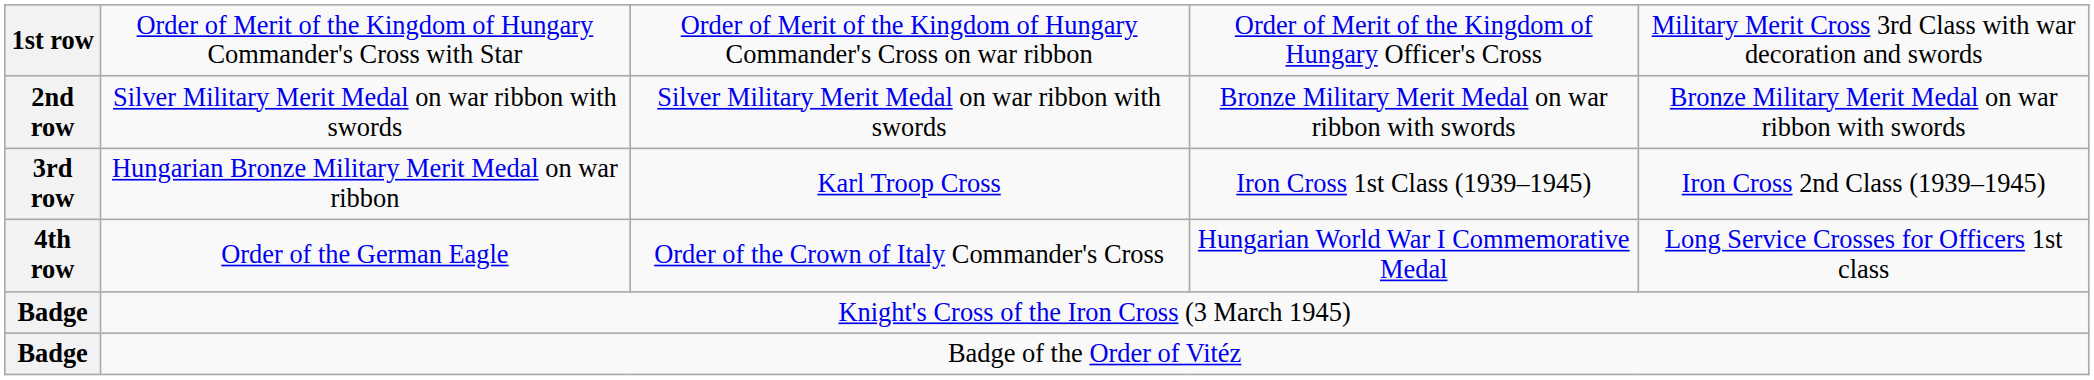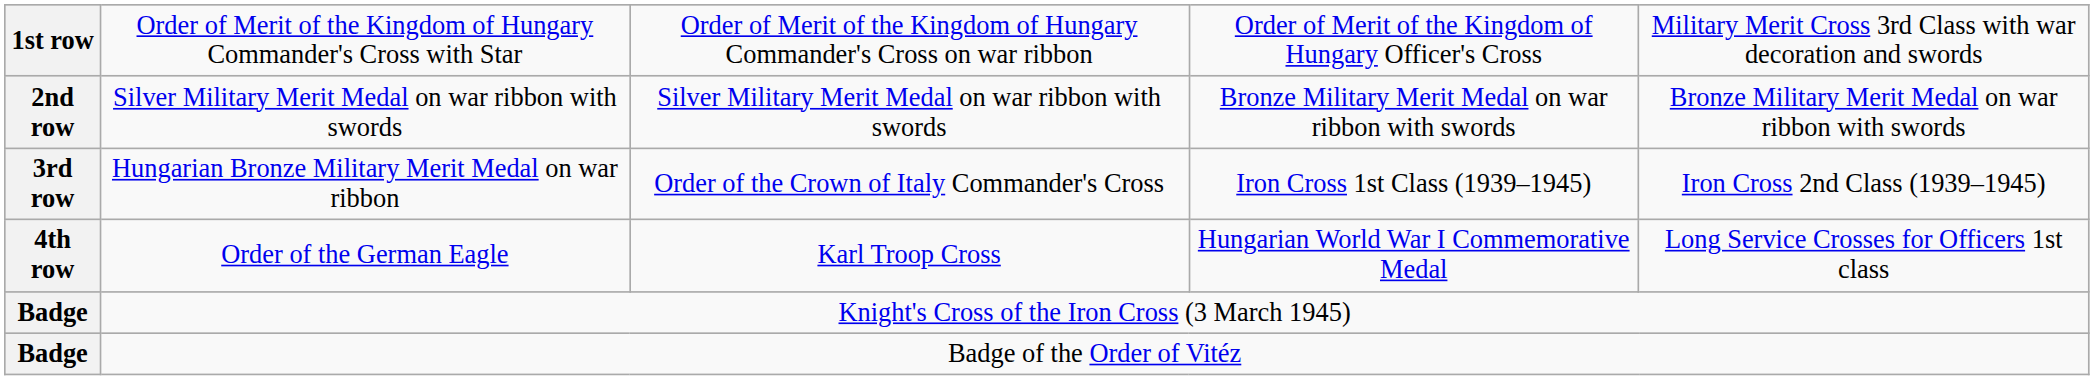(909, 183) Karl Troop Cross -> (909, 183) Order of the Crown of Italy Commander's Cross
(909, 254) Order of the Crown of Italy Commander's Cross -> (909, 254) Karl Troop Cross
